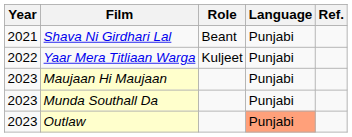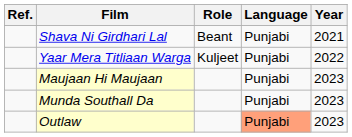columns swapped: (22, 15) <-> (331, 15)
